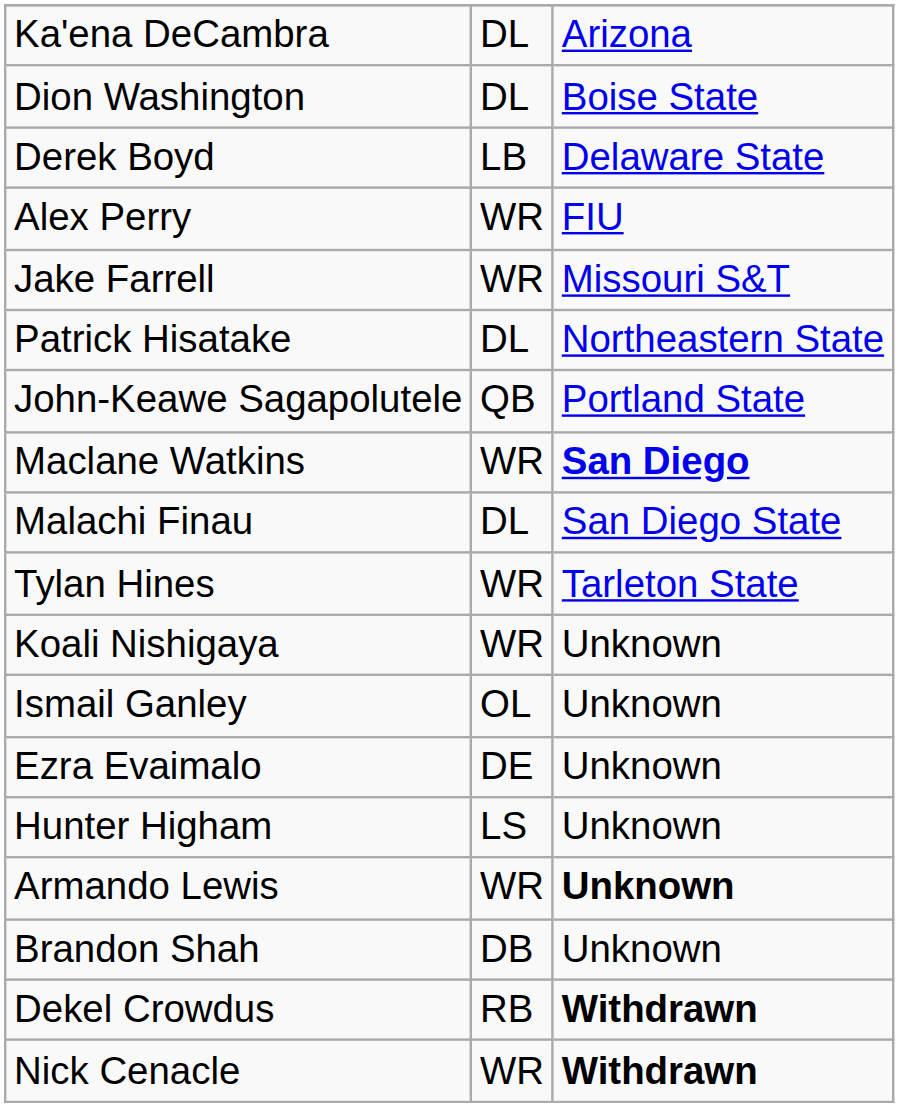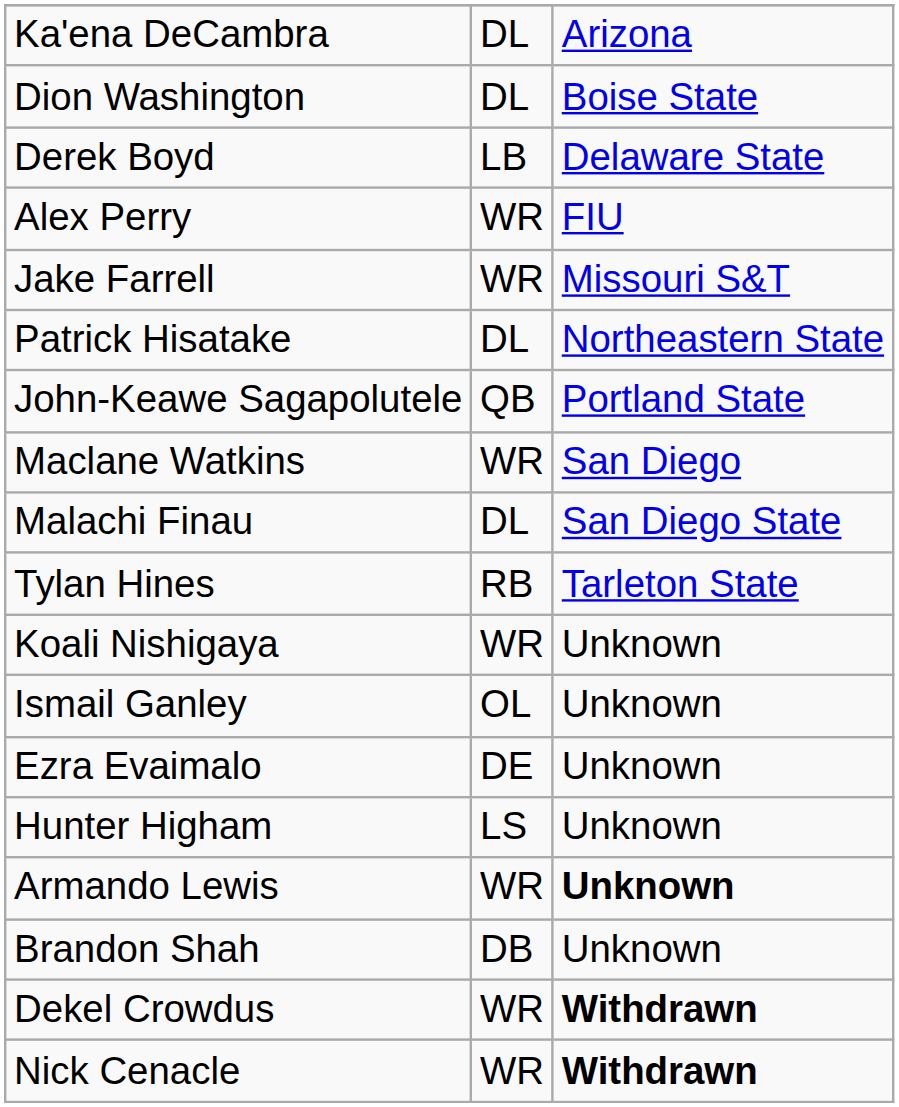(656, 461) bold -> (651, 461) normal
(512, 583) WR -> (507, 583) RB
(507, 1009) RB -> (512, 1009) WR
